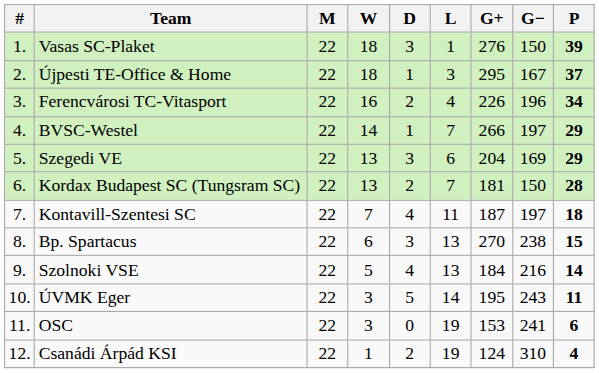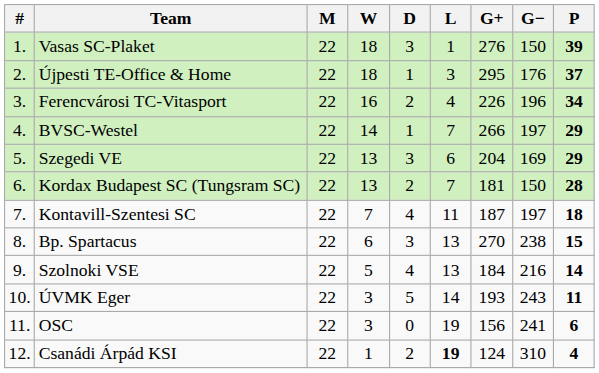(533, 74) 167 -> (533, 74) 176
(492, 297) 195 -> (492, 297) 193
(492, 325) 153 -> (492, 325) 156
(451, 353) normal -> (451, 353) bold
